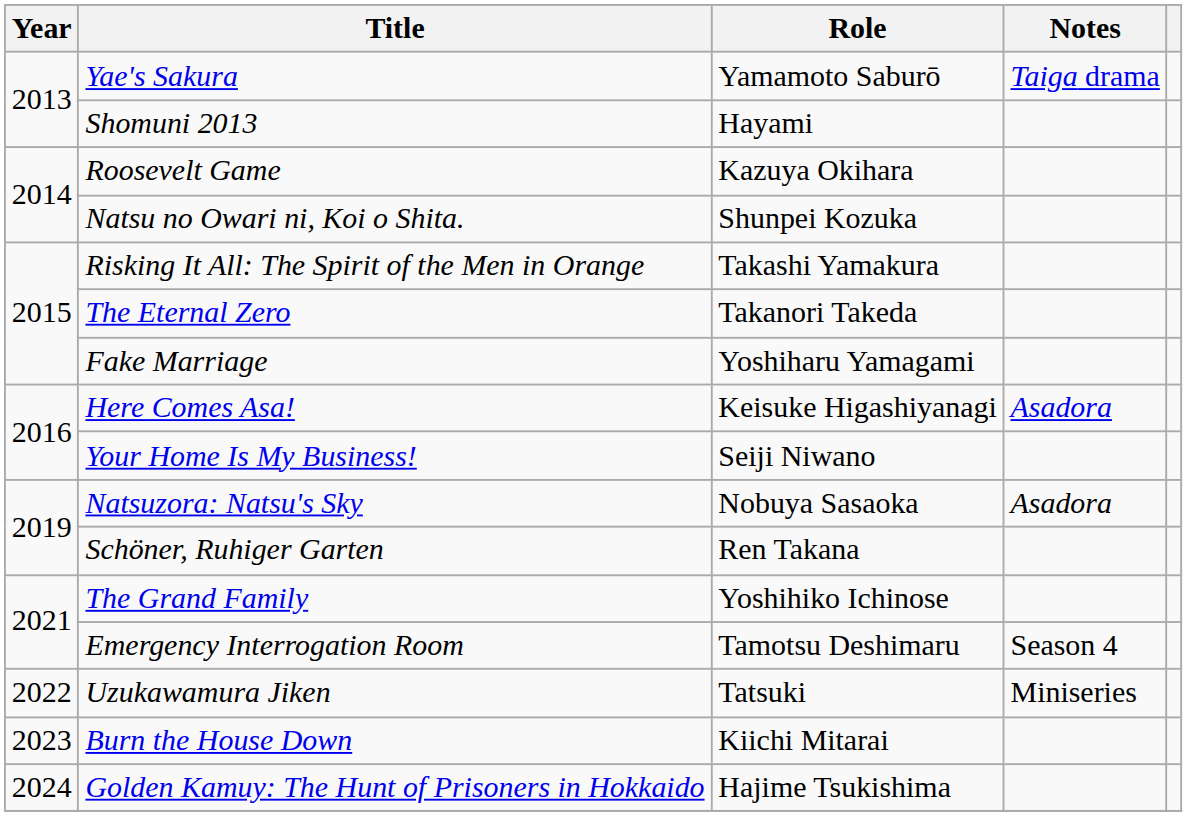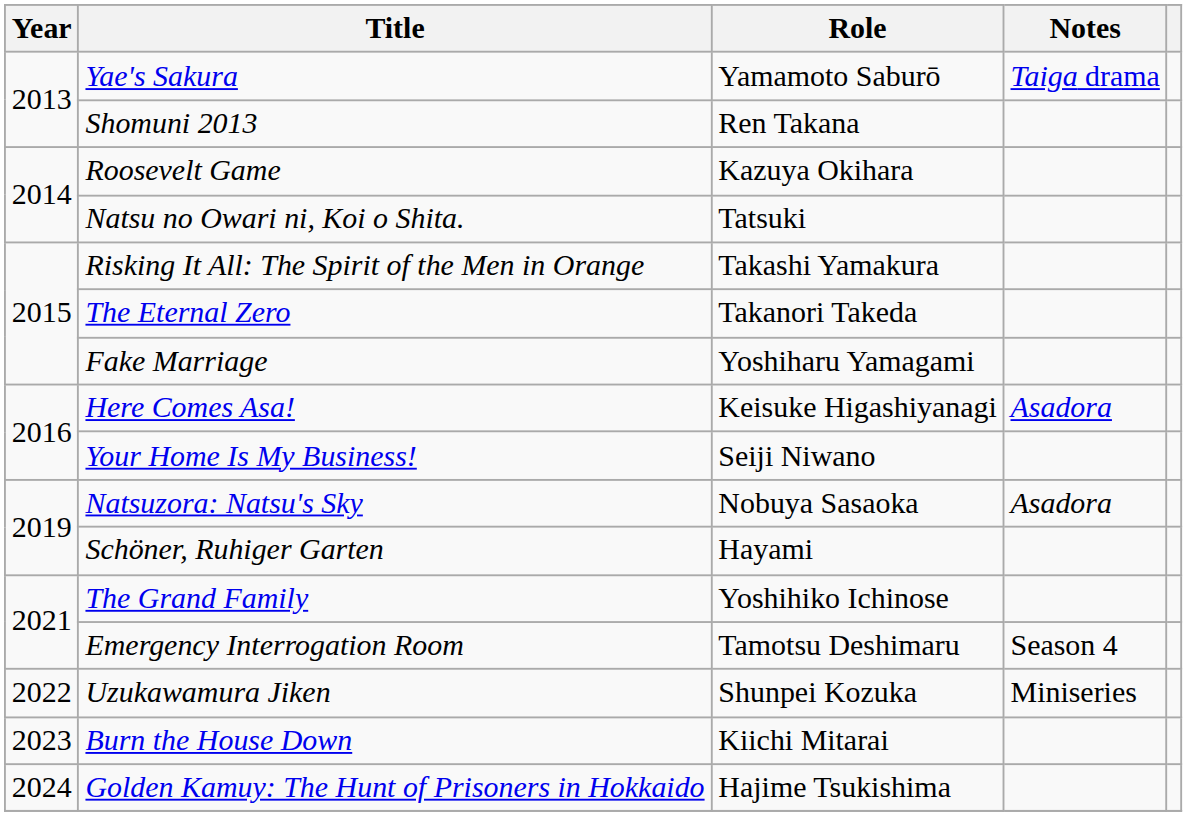(766, 123) Hayami -> (789, 123) Ren Takana
(818, 218) Shunpei Kozuka -> (762, 218) Tatsuki
(789, 550) Ren Takana -> (766, 550) Hayami
(762, 692) Tatsuki -> (818, 692) Shunpei Kozuka
